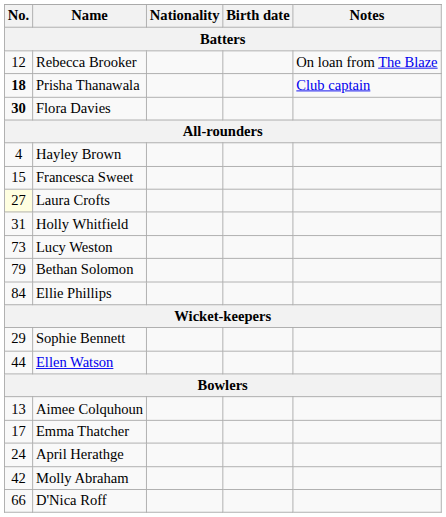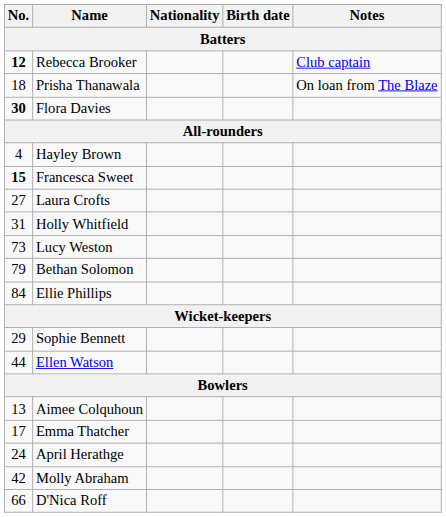(19, 62) normal -> (19, 62) bold
(367, 62) On loan from The Blaze -> (333, 62) Club captain
(19, 85) bold -> (19, 85) normal
(333, 85) Club captain -> (367, 85) On loan from The Blaze
(19, 177) normal -> (19, 177) bold
(19, 200) lightyellow background -> (19, 200) no background
